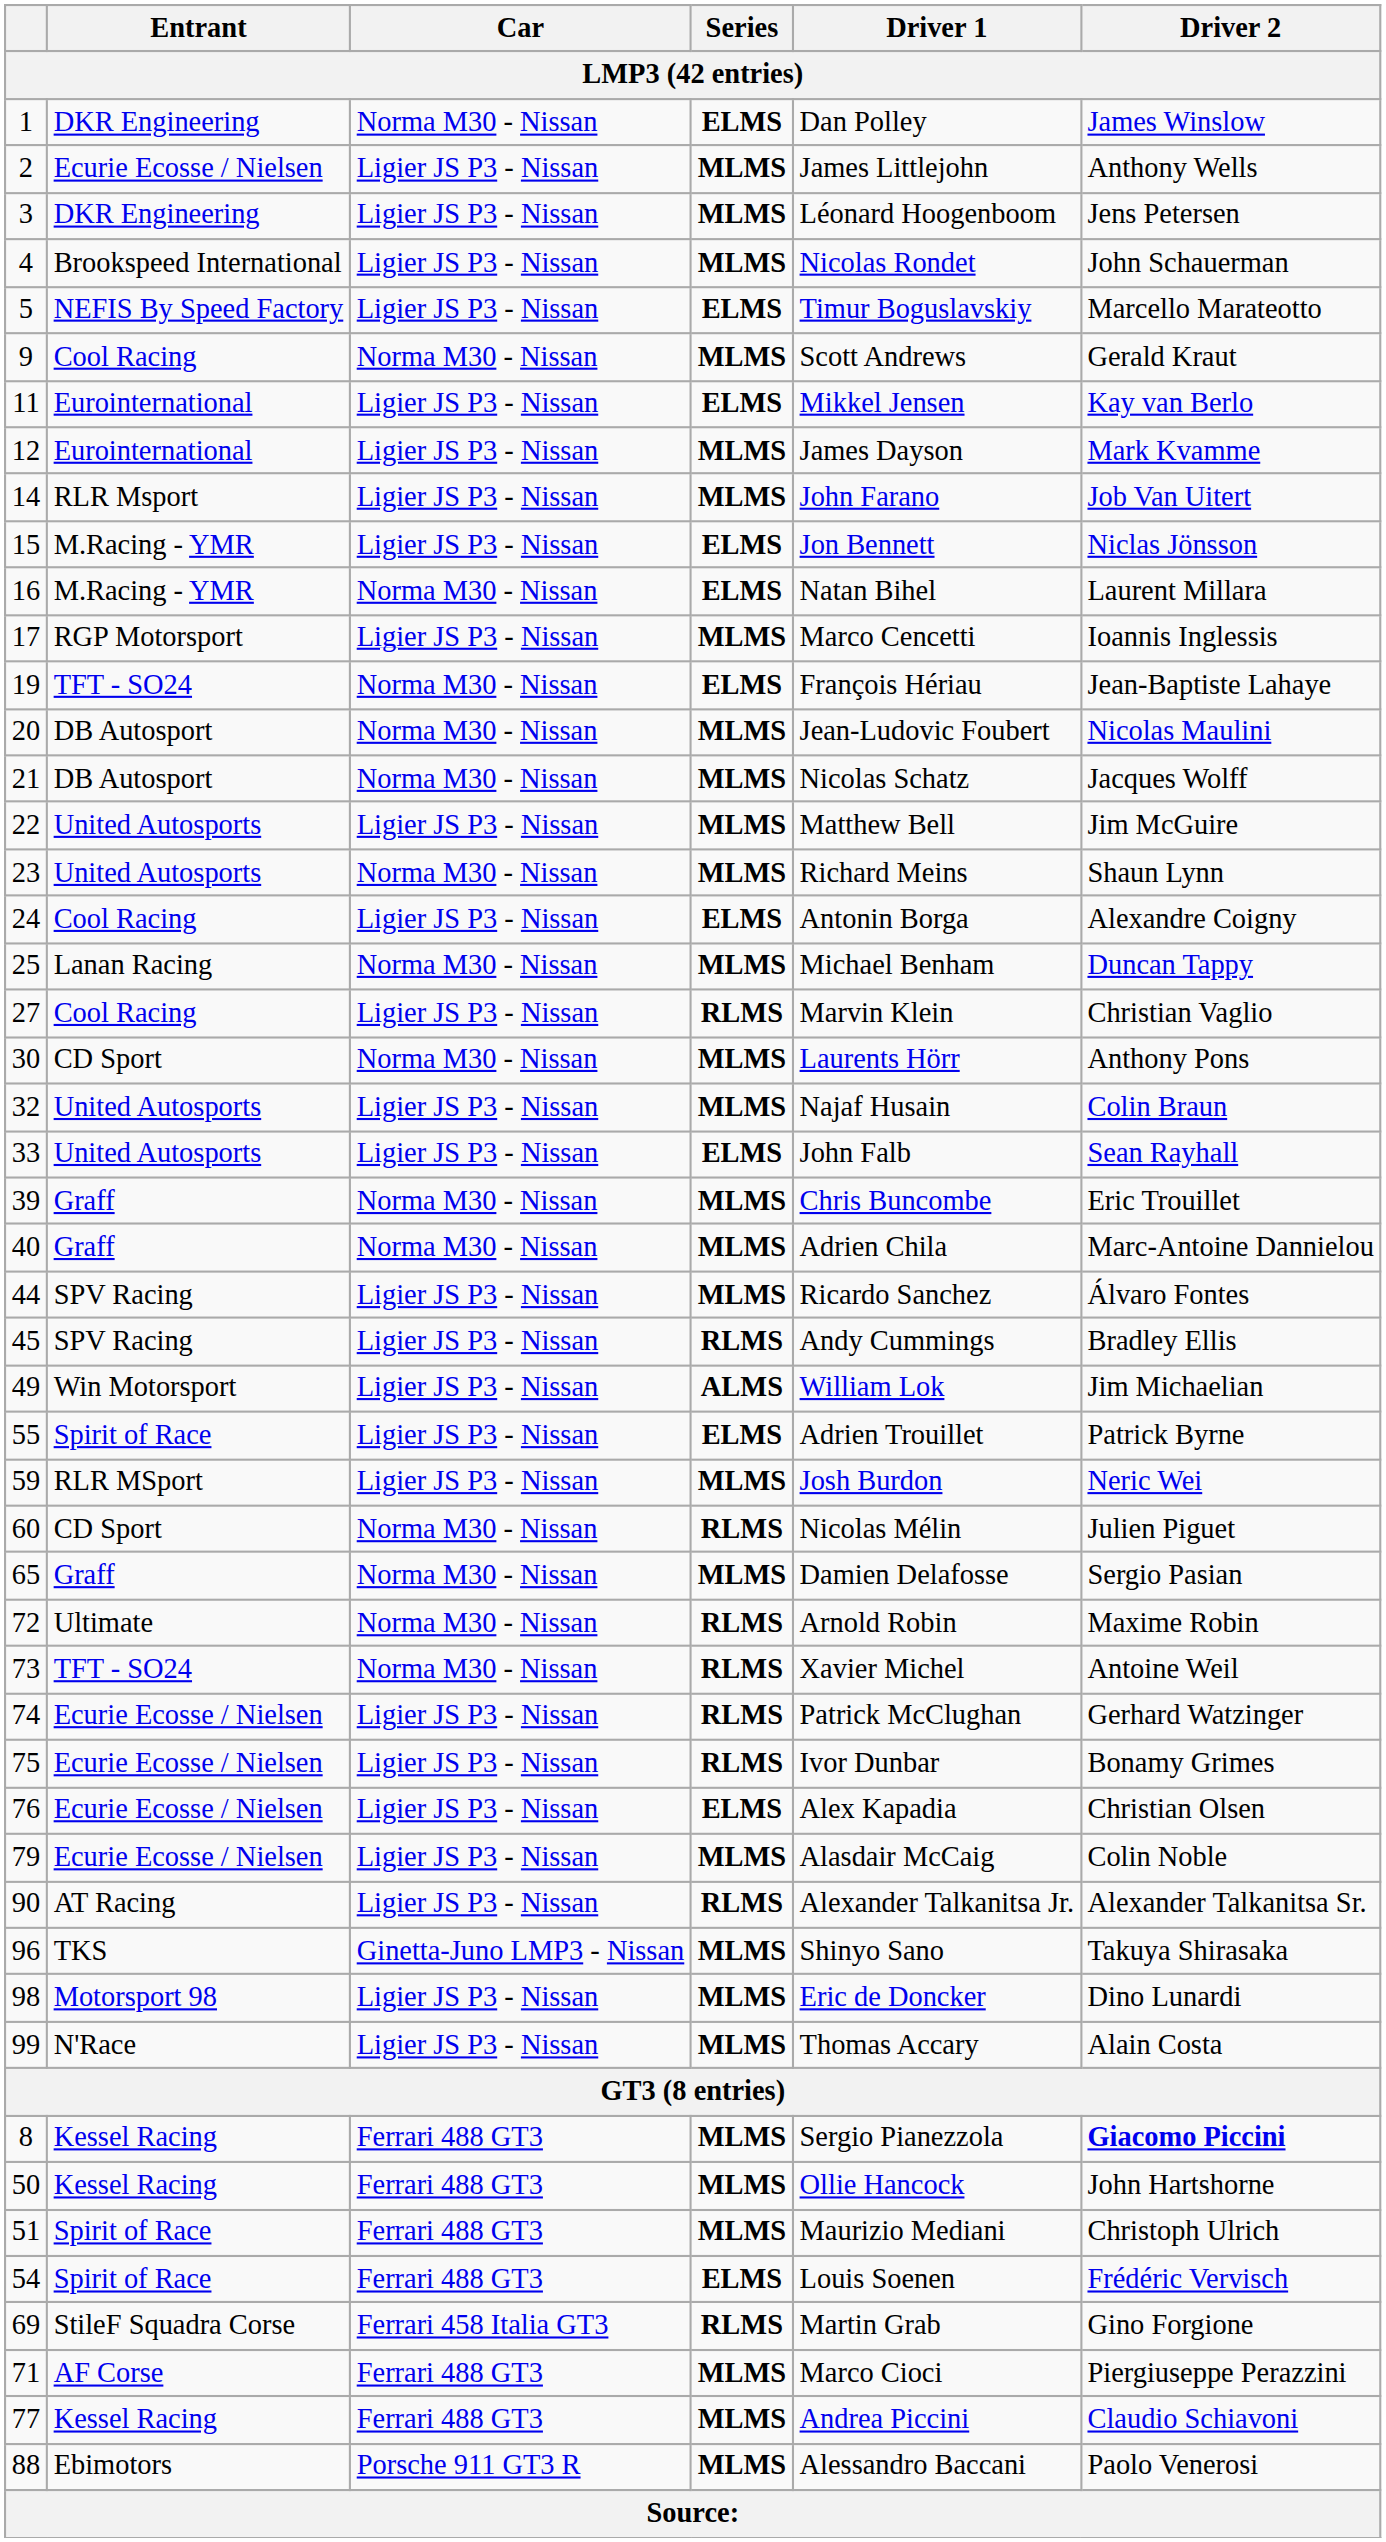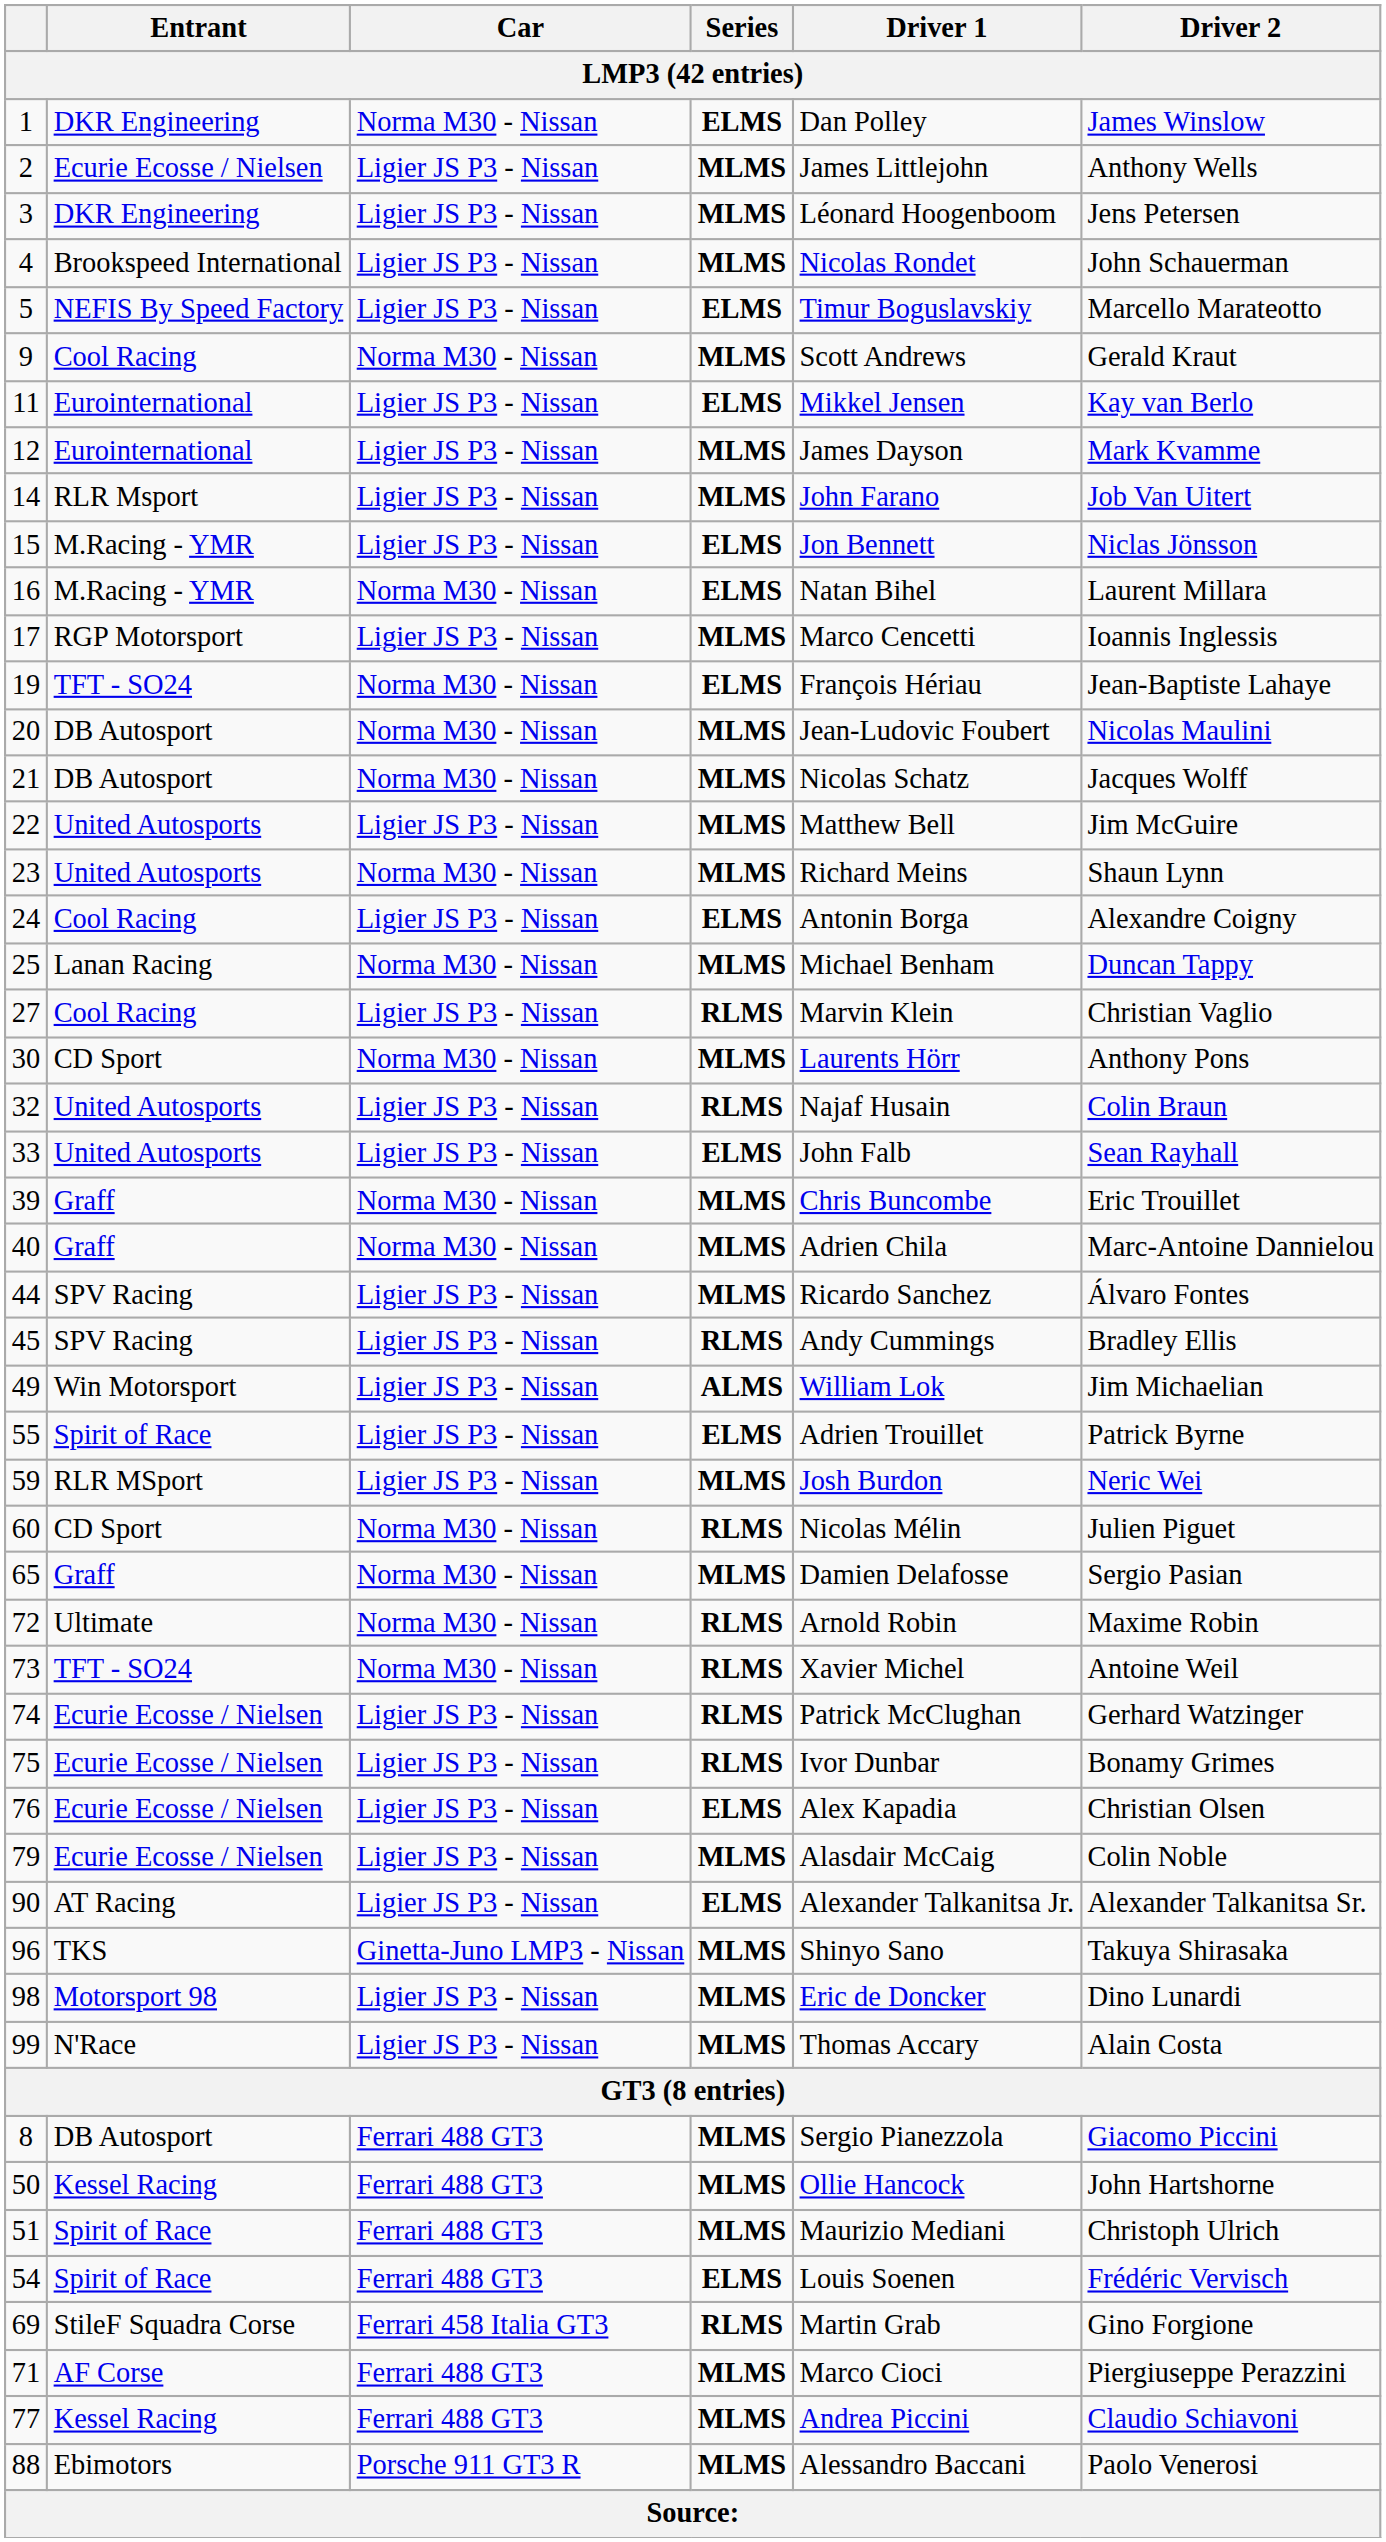(742, 1106) MLMS -> (742, 1106) RLMS
(742, 1903) RLMS -> (742, 1903) ELMS
(135, 2137) Kessel Racing -> (133, 2137) DB Autosport
(1186, 2137) bold -> (1183, 2137) normal
